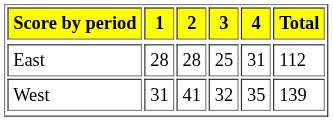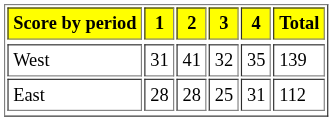rows swapped: (29, 60) <-> (31, 94)
